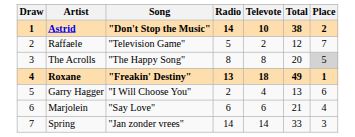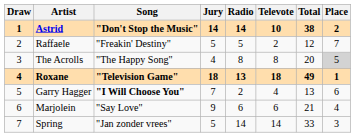+ column: (213, 12)
(147, 44) "Television Game" -> (133, 44) "Freakin' Destiny"
(150, 76) "Freakin' Destiny" -> (137, 76) "Television Game"
(150, 92) normal -> (140, 92) bold
